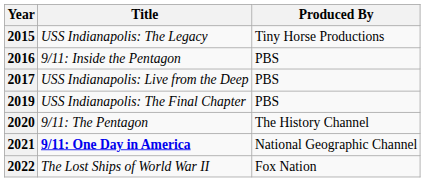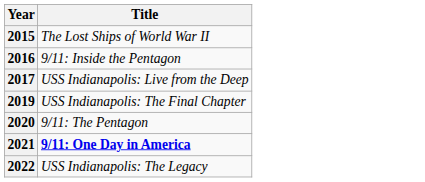- column: (336, 15)
(124, 36) USS Indianapolis: The Legacy -> (125, 36) The Lost Ships of World War II
(125, 166) The Lost Ships of World War II -> (124, 166) USS Indianapolis: The Legacy
